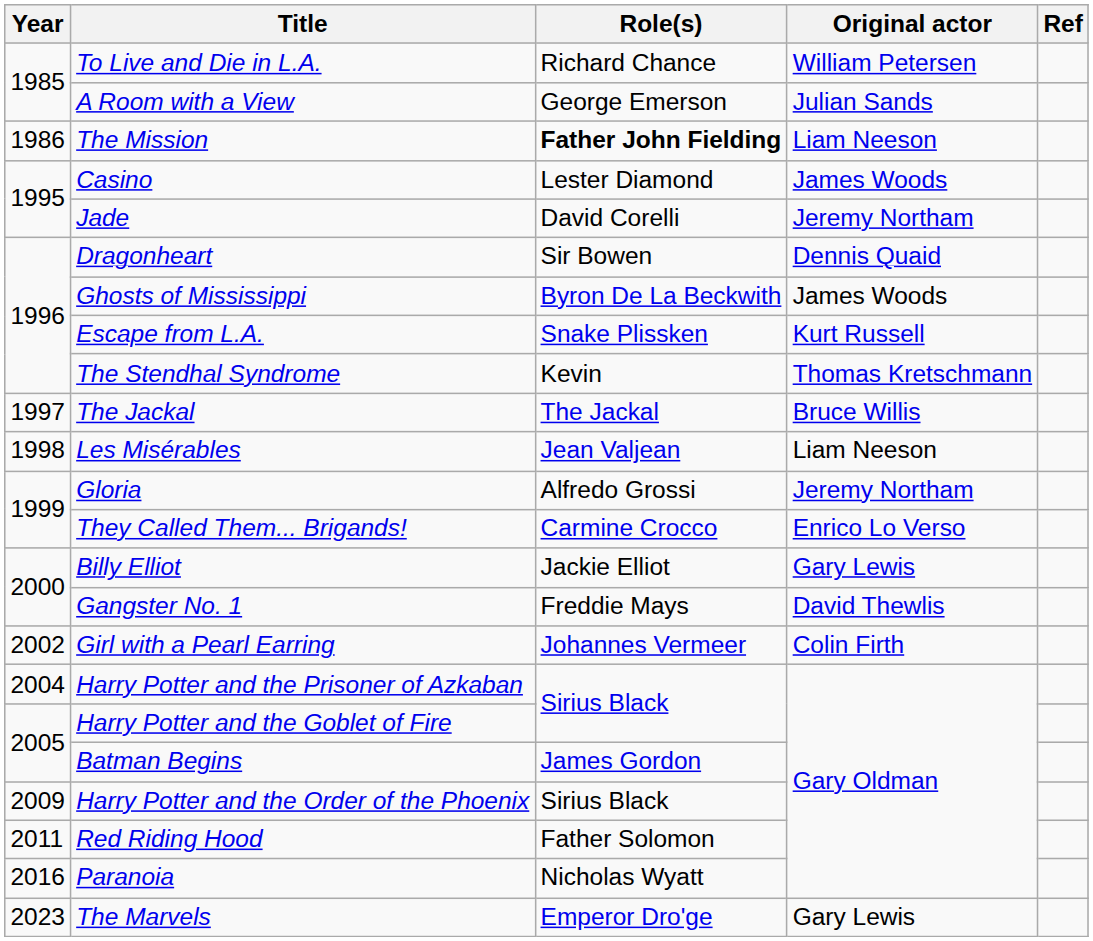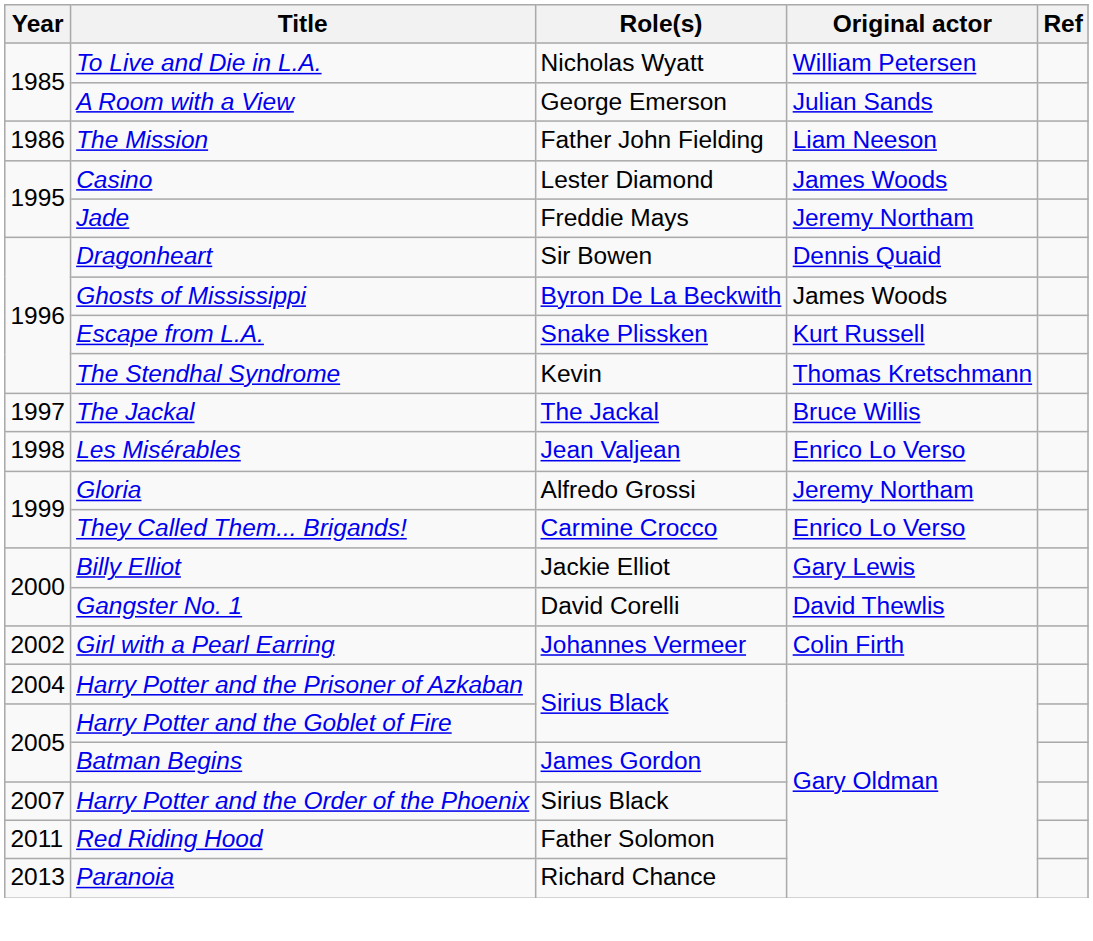(628, 62) Richard Chance -> (622, 62) Nicholas Wyatt
(661, 140) bold -> (652, 140) normal
(610, 218) David Corelli -> (615, 218) Freddie Mays
(865, 450) Liam Neeson -> (879, 450) Enrico Lo Verso
(615, 606) Freddie Mays -> (610, 606) David Corelli
(38, 800) 2009 -> (38, 800) 2007
(38, 878) 2016 -> (38, 878) 2013
(622, 878) Nicholas Wyatt -> (628, 878) Richard Chance
- row: (143, 916)
